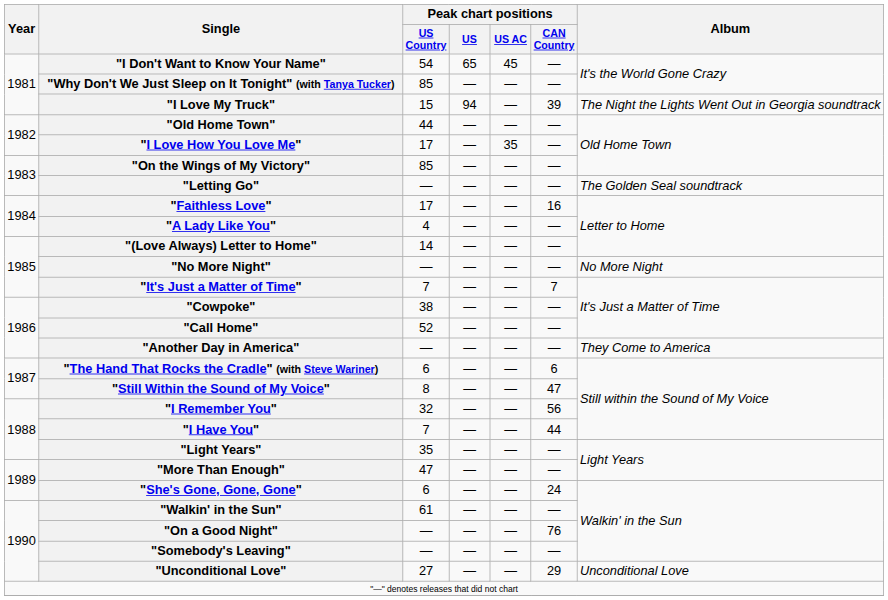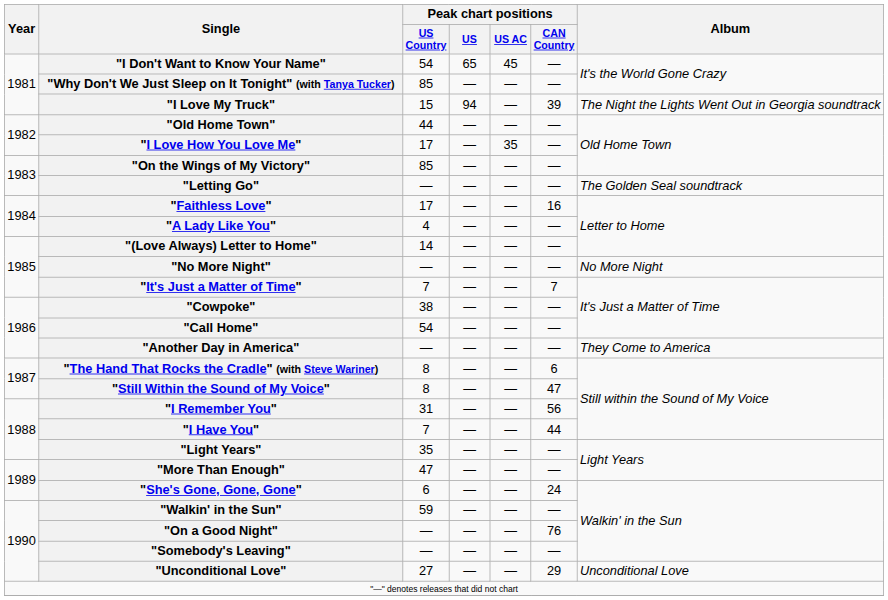(426, 327) 52 -> (426, 327) 54
(426, 368) 6 -> (426, 368) 8
(426, 409) 32 -> (426, 409) 31
(426, 510) 61 -> (426, 510) 59
